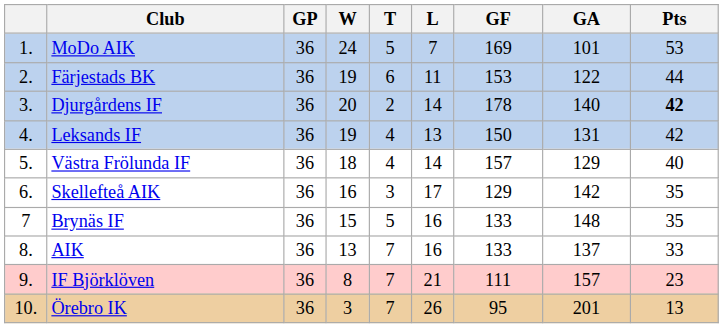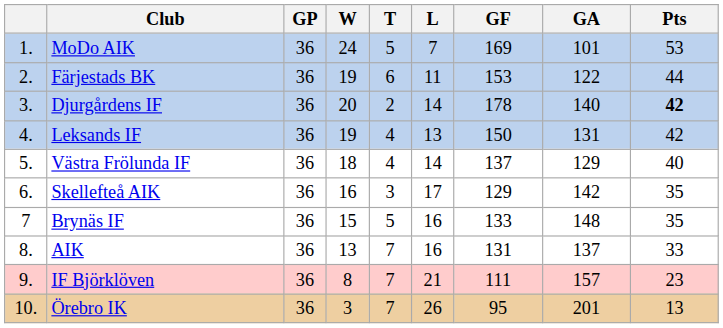(498, 163) 157 -> (498, 163) 137
(498, 250) 133 -> (498, 250) 131
